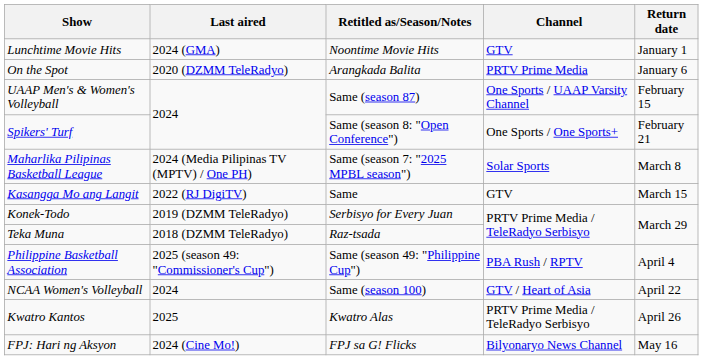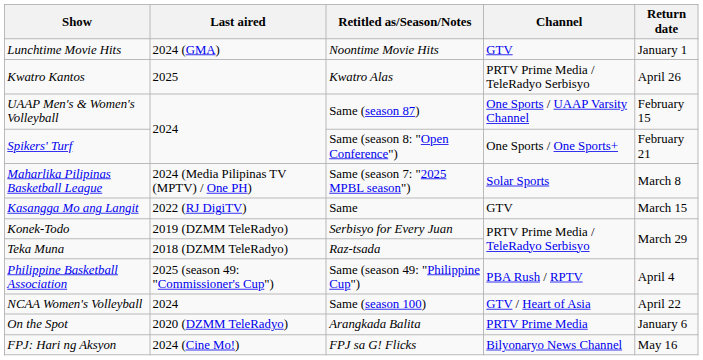rows swapped: (38, 69) <-> (46, 317)
